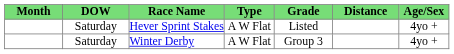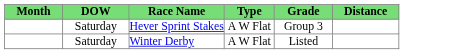- column: (424, 11)
(303, 26) Listed -> (303, 26) Group 3
(303, 41) Group 3 -> (303, 41) Listed
